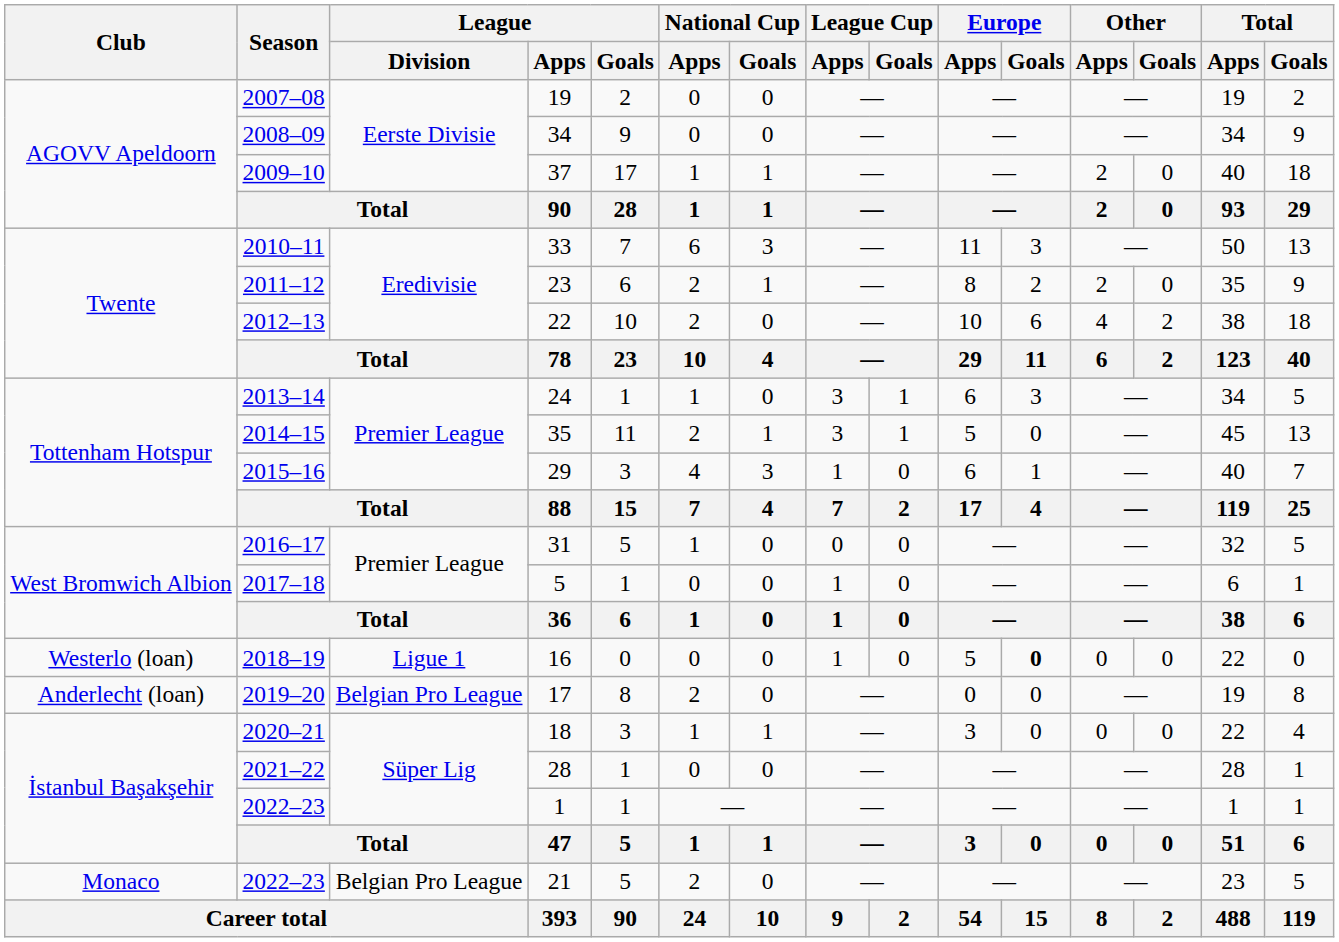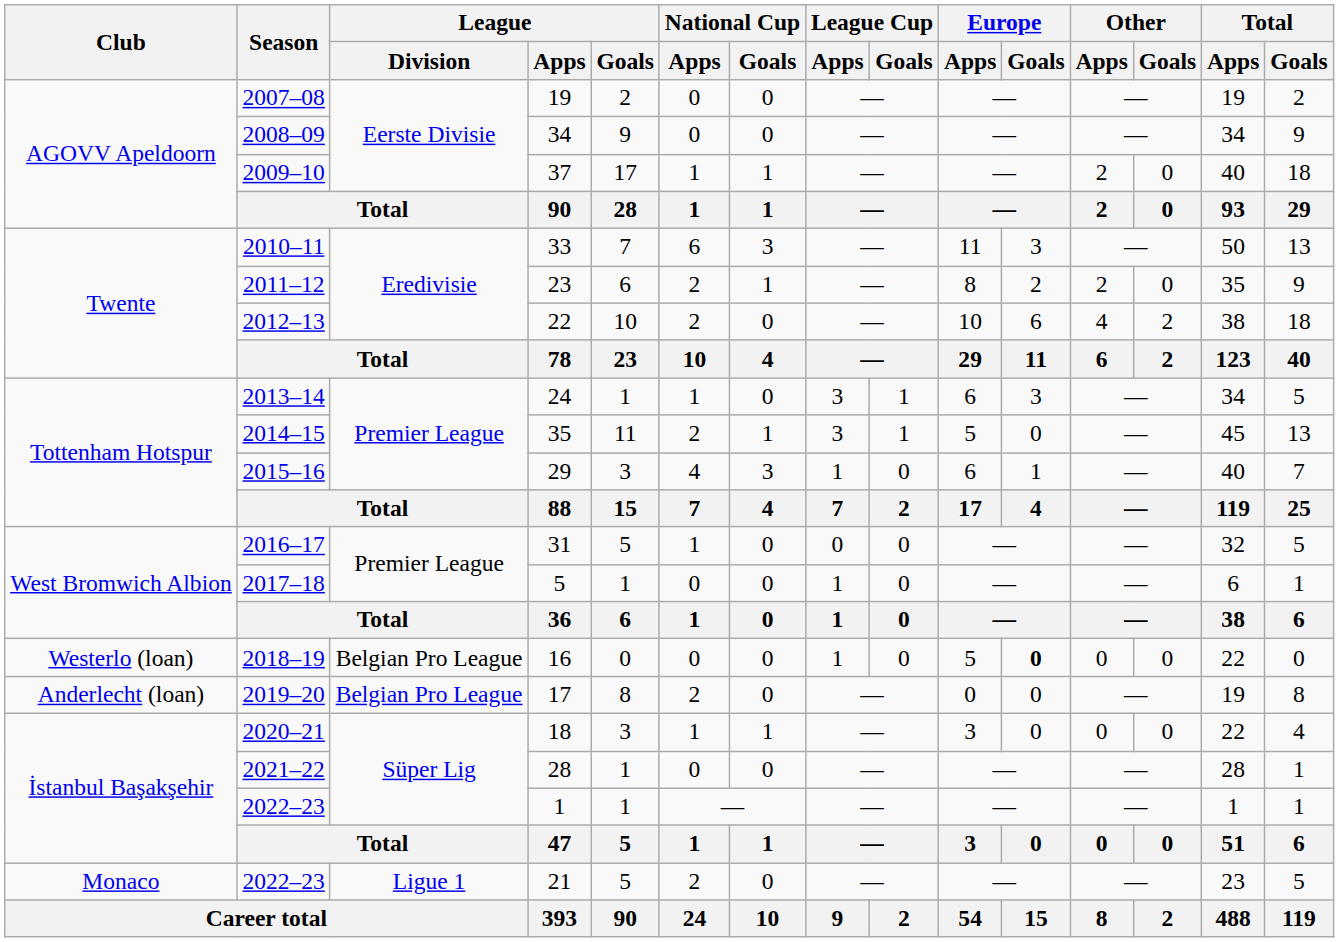(429, 657) Ligue 1 -> (429, 657) Belgian Pro League
(429, 881) Belgian Pro League -> (429, 881) Ligue 1
